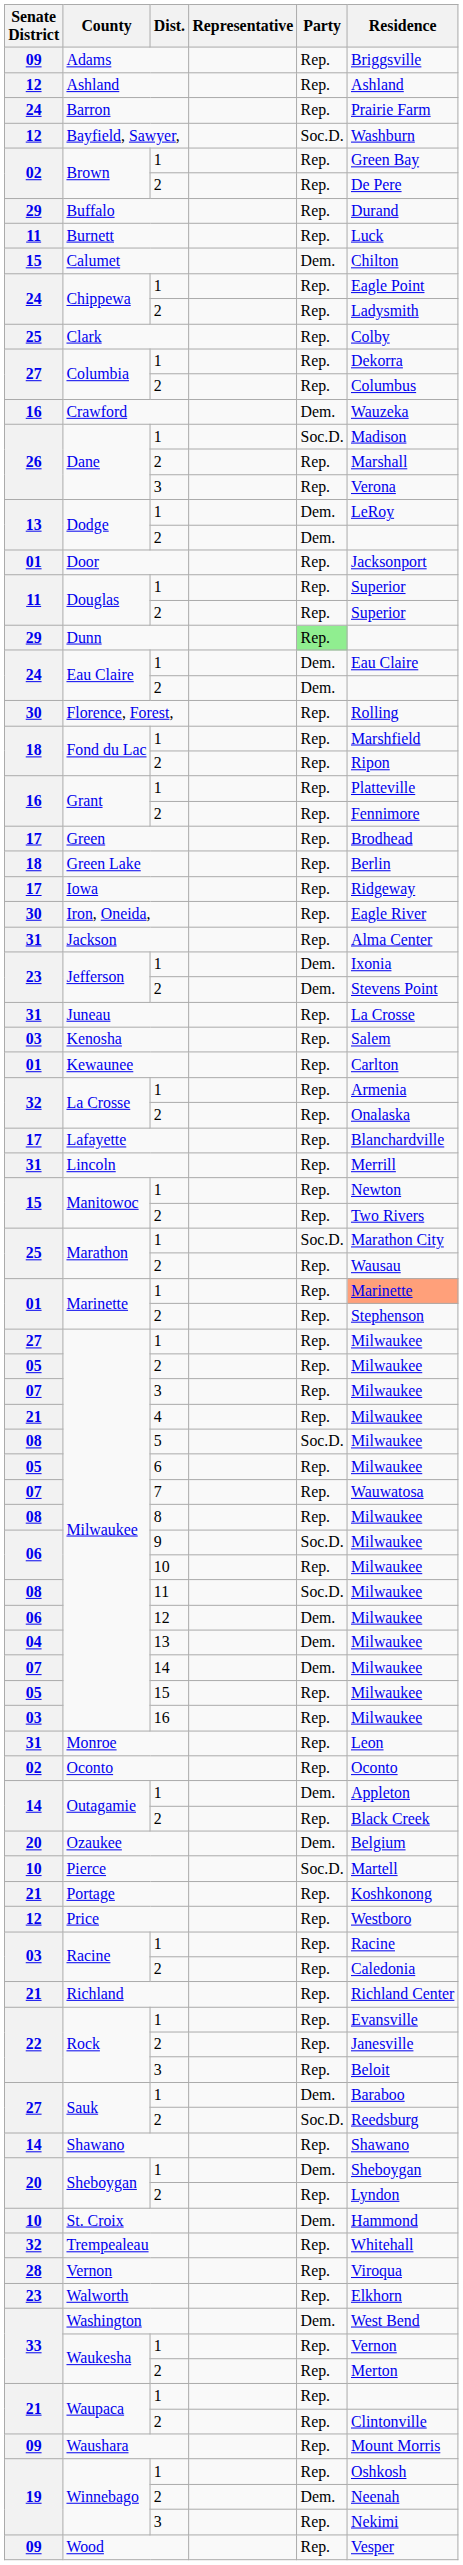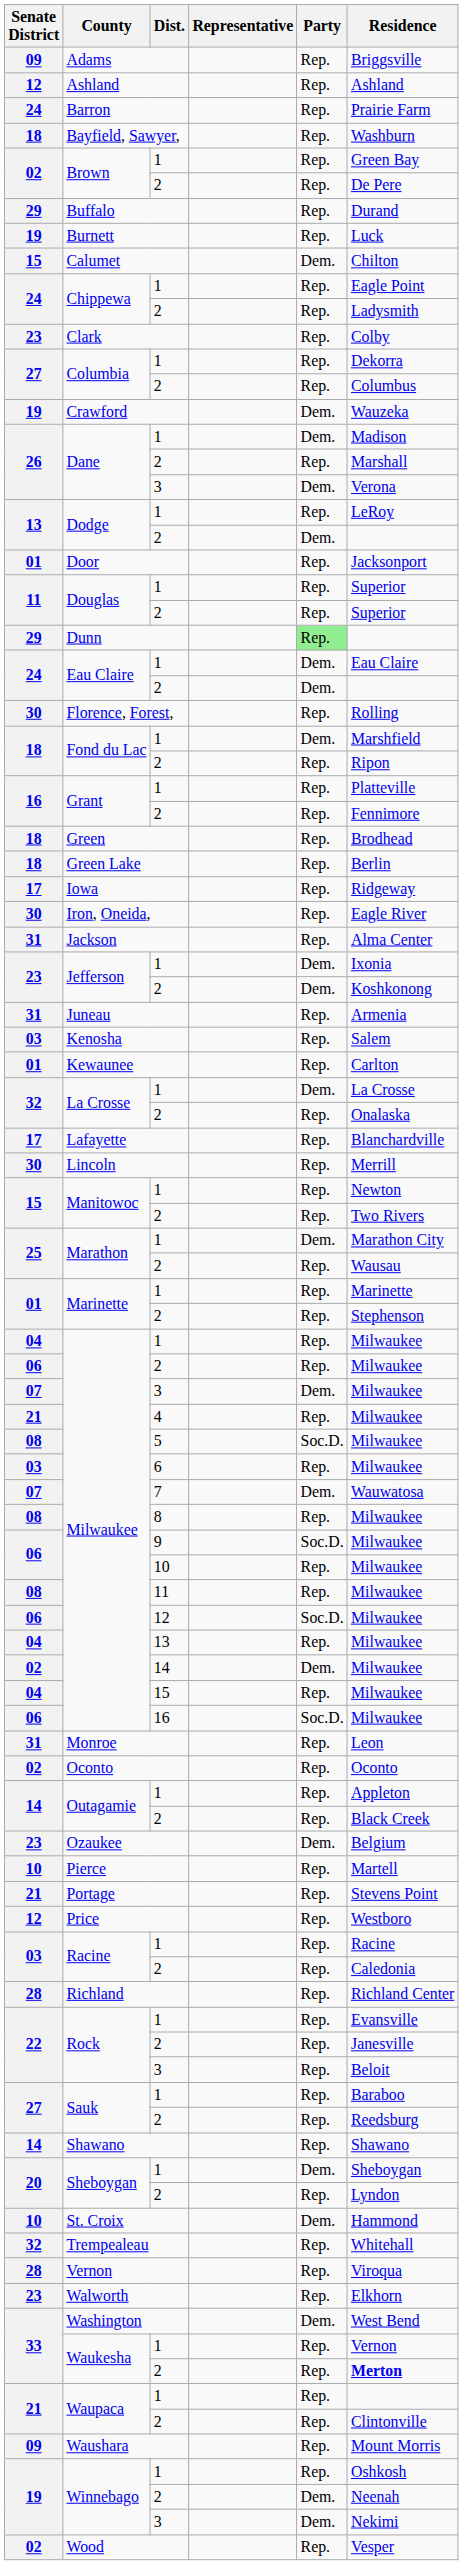(34, 135) 12 -> (34, 135) 18
(322, 135) Soc.D. -> (315, 135) Rep.
(34, 235) 11 -> (34, 235) 19
(34, 336) 25 -> (34, 336) 23
(34, 411) 16 -> (34, 411) 19
(322, 436) Soc.D. -> (318, 436) Dem.
(315, 487) Rep. -> (318, 487) Dem.
(318, 512) Dem. -> (315, 512) Rep.
(315, 738) Rep. -> (318, 738) Dem.
(34, 838) 17 -> (34, 838) 18
(394, 989) Stevens Point -> (391, 989) Koshkonong
(383, 1014) La Crosse -> (379, 1014) Armenia
(315, 1089) Rep. -> (318, 1089) Dem.
(379, 1089) Armenia -> (383, 1089) La Crosse
(34, 1165) 31 -> (34, 1165) 30
(322, 1240) Soc.D. -> (318, 1240) Dem.
(382, 1290) lightsalmon background -> (382, 1290) no background
(34, 1341) 27 -> (34, 1341) 04
(34, 1366) 05 -> (34, 1366) 06
(315, 1391) Rep. -> (318, 1391) Dem.
(34, 1466) 05 -> (34, 1466) 03
(315, 1491) Rep. -> (318, 1491) Dem.
(322, 1592) Soc.D. -> (315, 1592) Rep.
(318, 1617) Dem. -> (322, 1617) Soc.D.
(318, 1642) Dem. -> (315, 1642) Rep.
(34, 1667) 07 -> (34, 1667) 02
(34, 1692) 05 -> (34, 1692) 04
(34, 1718) 03 -> (34, 1718) 06
(315, 1718) Rep. -> (322, 1718) Soc.D.
(318, 1793) Dem. -> (315, 1793) Rep.
(34, 1843) 20 -> (34, 1843) 23
(322, 1868) Soc.D. -> (315, 1868) Rep.
(391, 1893) Koshkonong -> (394, 1893) Stevens Point
(34, 1994) 21 -> (34, 1994) 28
(318, 2094) Dem. -> (315, 2094) Rep.
(322, 2119) Soc.D. -> (315, 2119) Rep.
(374, 2371) normal -> (377, 2371) bold
(315, 2521) Rep. -> (318, 2521) Dem.
(34, 2547) 09 -> (34, 2547) 02
